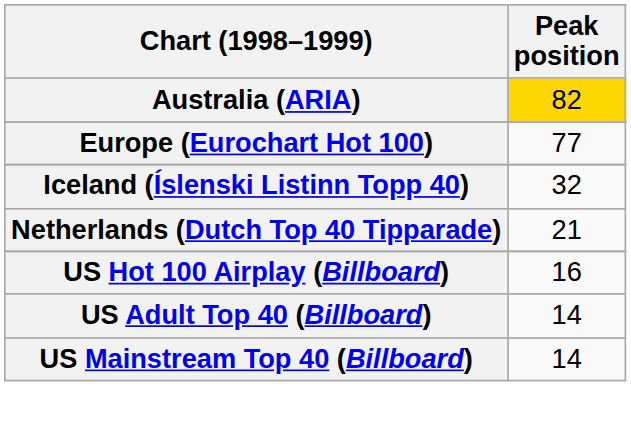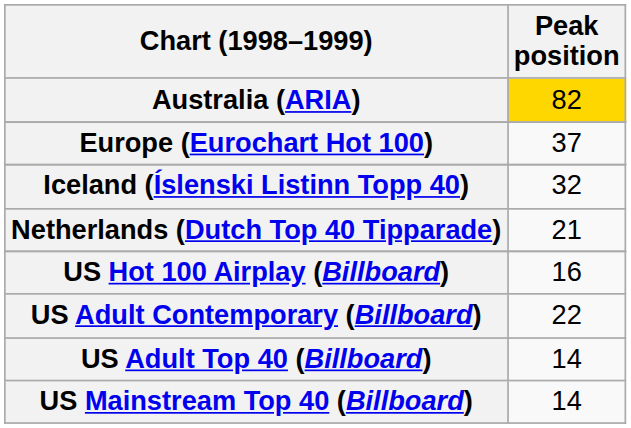(567, 142) 77 -> (567, 142) 37
+ row: (256, 315)
